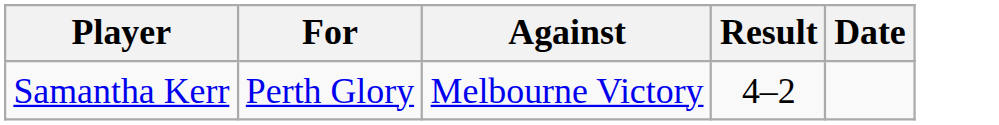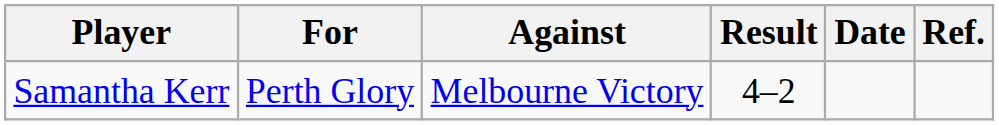+ column: (954, 32)
